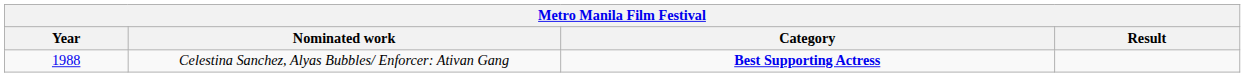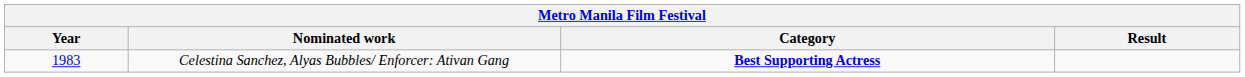(66, 60) 1988 -> (66, 60) 1983
